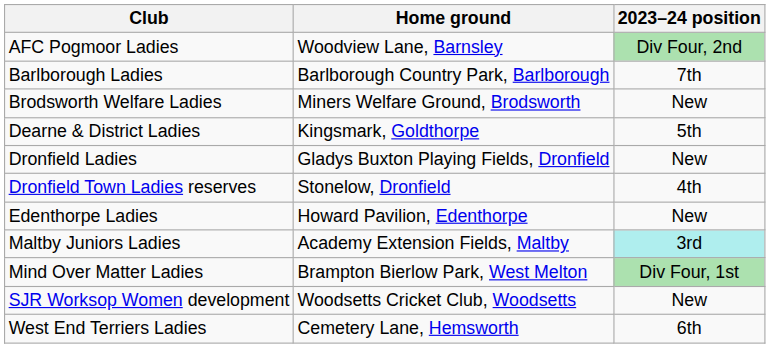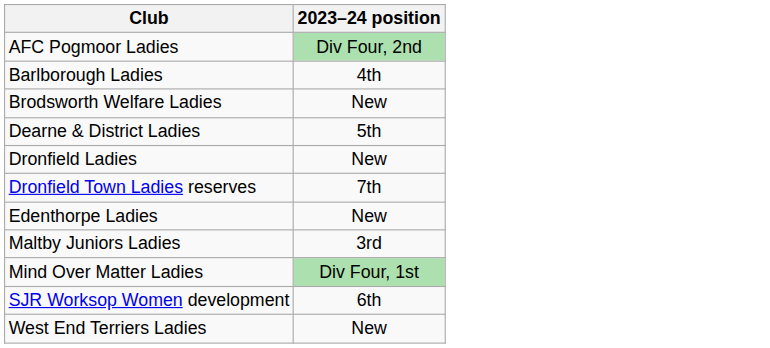- column: (453, 18)
(689, 74) 7th -> (369, 74) 4th
(689, 187) 4th -> (369, 187) 7th
(689, 243) paleturquoise background -> (369, 243) no background
(689, 300) New -> (369, 300) 6th
(689, 328) 6th -> (369, 328) New
